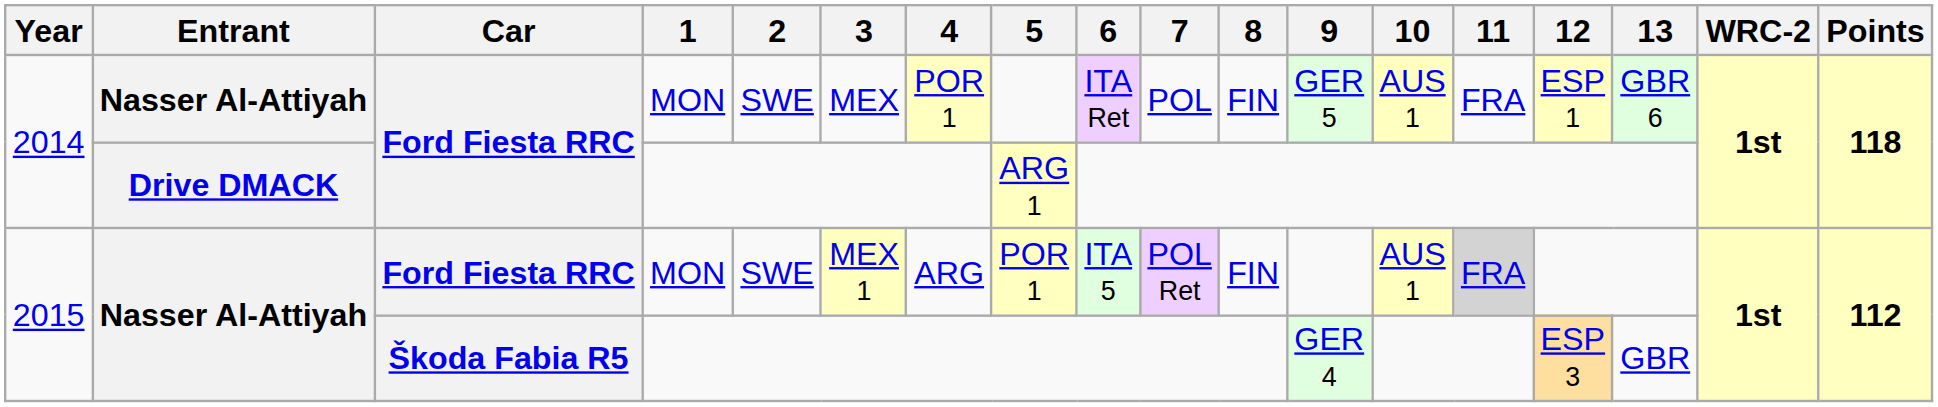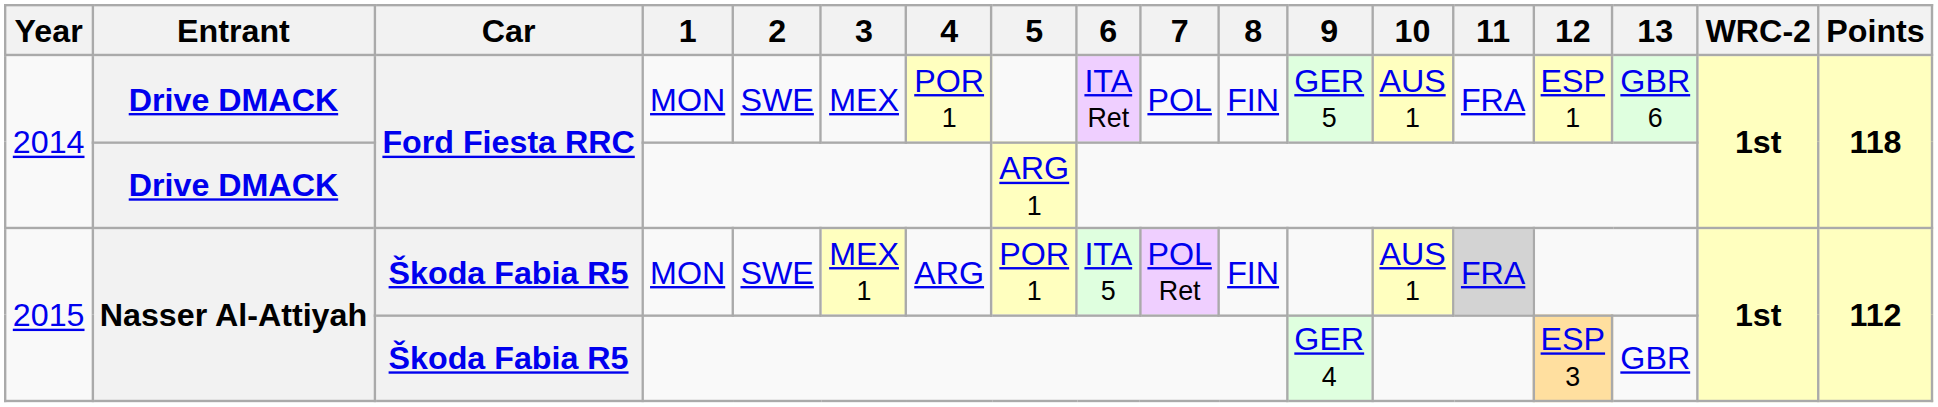(233, 99) Nasser Al-Attiyah -> (233, 99) Drive DMACK
(509, 271) Ford Fiesta RRC -> (509, 271) Škoda Fabia R5
